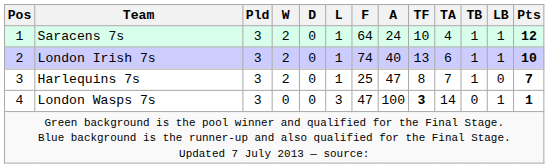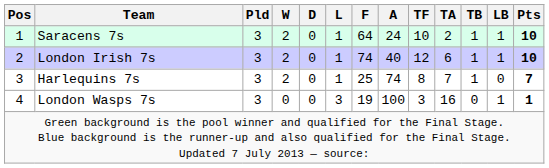(448, 37) 4 -> (448, 37) 2
(529, 37) 12 -> (529, 37) 10
(421, 58) 13 -> (421, 58) 12
(393, 79) 47 -> (393, 79) 74
(365, 101) 47 -> (365, 101) 19
(421, 101) bold -> (421, 101) normal
(448, 101) 14 -> (448, 101) 16
